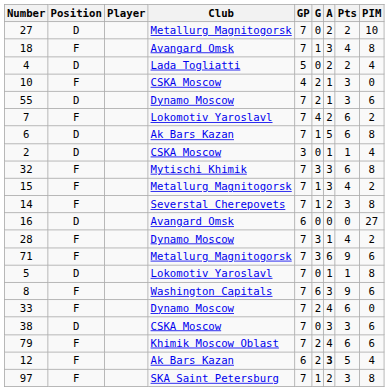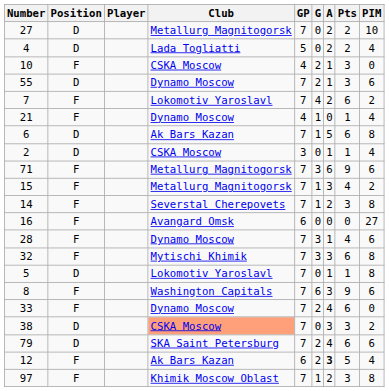- row: (26, 48)
+ row: (26, 117)
rows swapped: (26, 256) <-> (26, 169)
(76, 222) D -> (76, 222) F
(372, 239) 2 -> (372, 239) 6
(186, 326) no background -> (186, 326) lightsalmon background
(372, 326) 6 -> (372, 326) 2
(76, 343) F -> (76, 343) D
(215, 343) Khimik Moscow Oblast -> (215, 343) SKA Saint Petersburg
(215, 378) SKA Saint Petersburg -> (215, 378) Khimik Moscow Oblast
